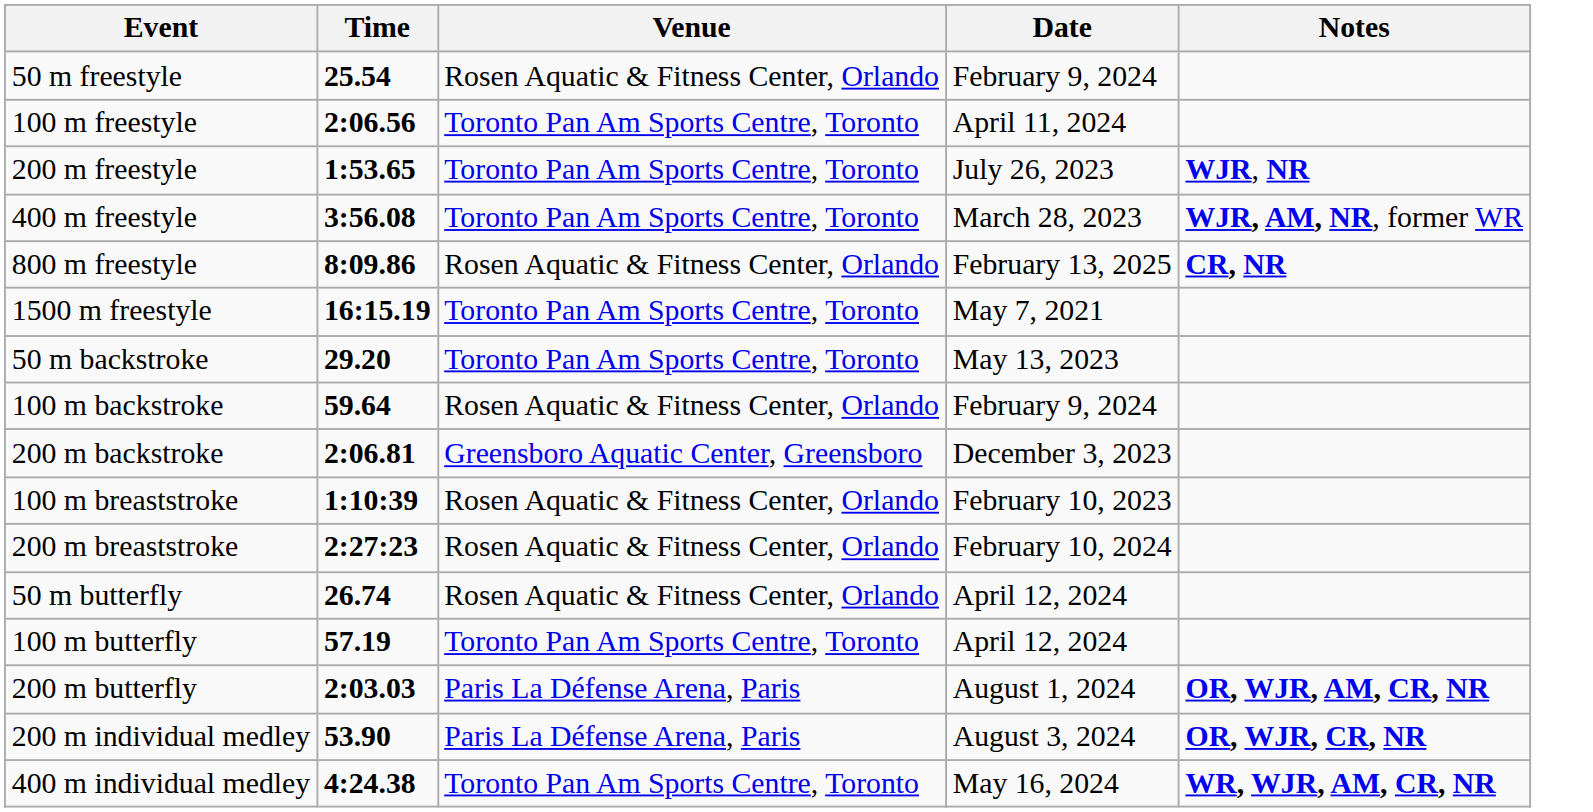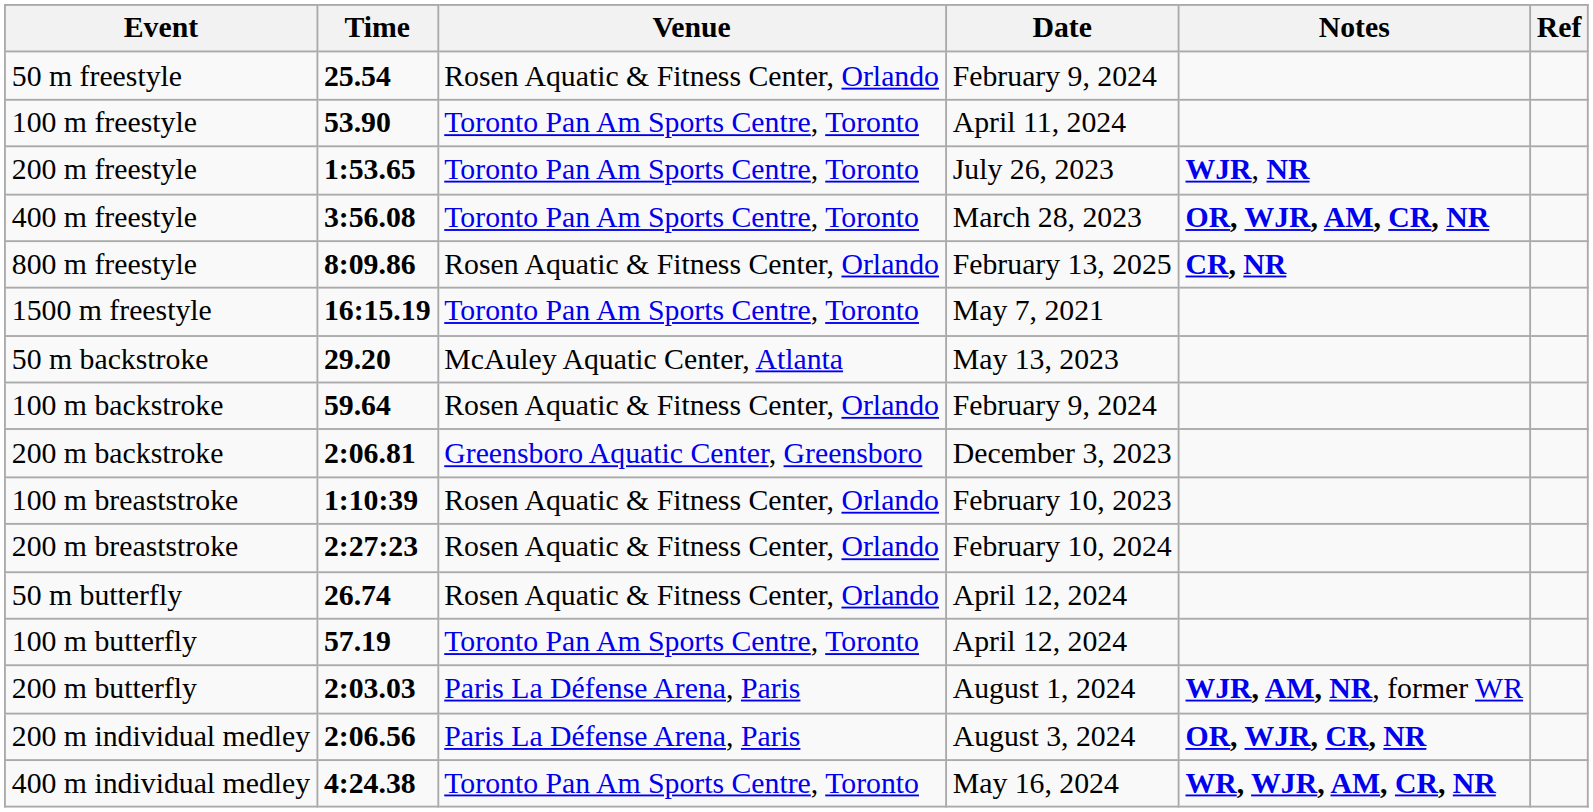+ column: (1559, 28)
(370, 122) 2:06.56 -> (357, 122) 53.90
(1354, 216) WJR, AM, NR, former WR -> (1337, 216) OR, WJR, AM, CR, NR
(682, 358) Toronto Pan Am Sports Centre, Toronto -> (644, 358) McAuley Aquatic Center, Atlanta
(1337, 688) OR, WJR, AM, CR, NR -> (1354, 688) WJR, AM, NR, former WR
(357, 736) 53.90 -> (370, 736) 2:06.56
